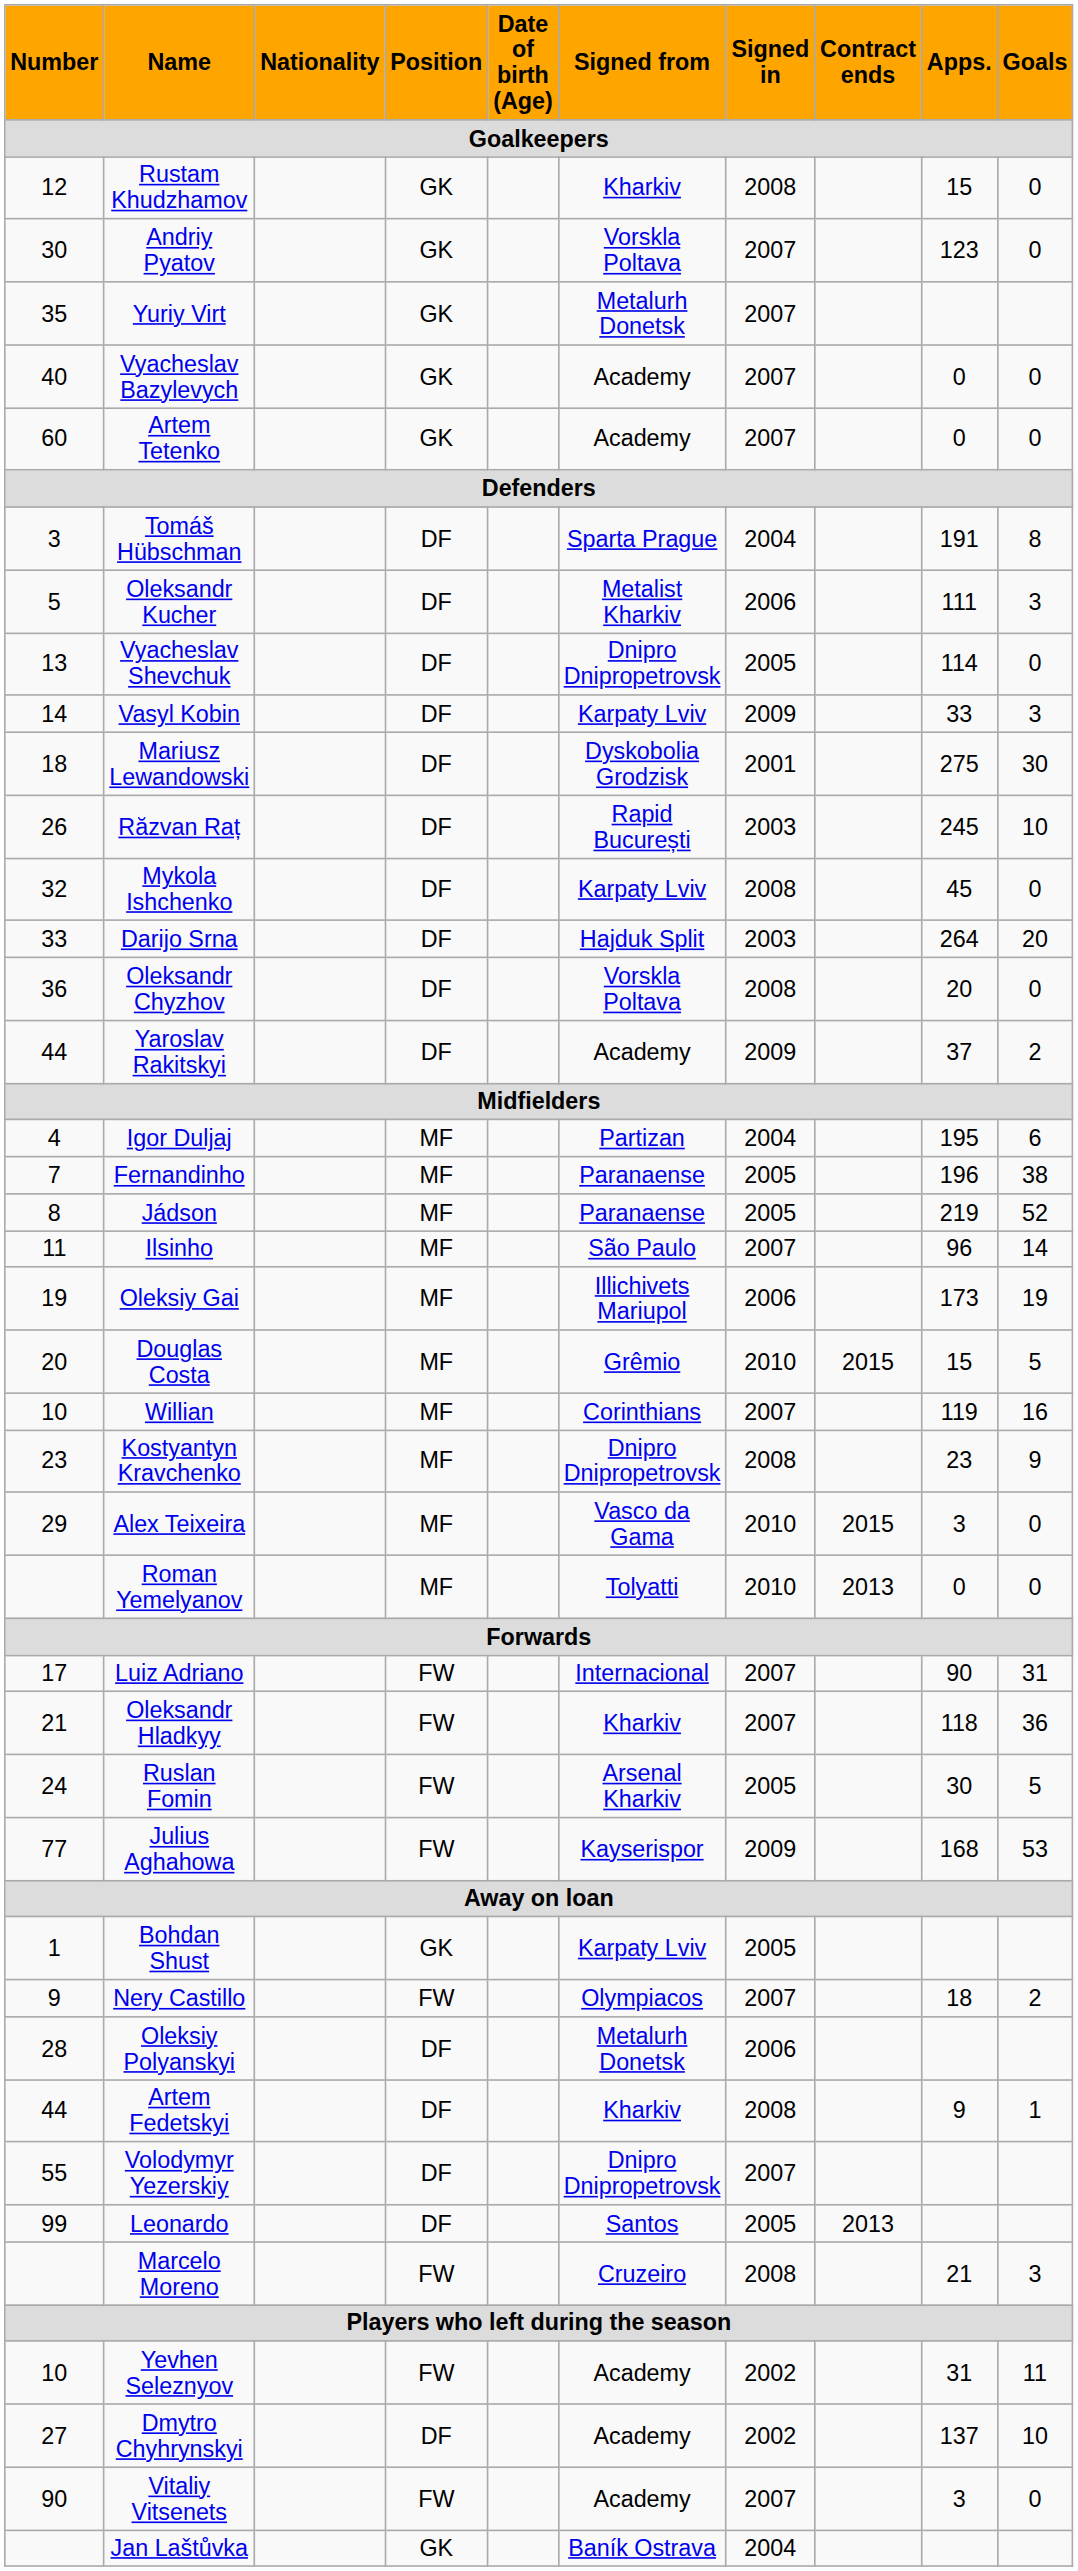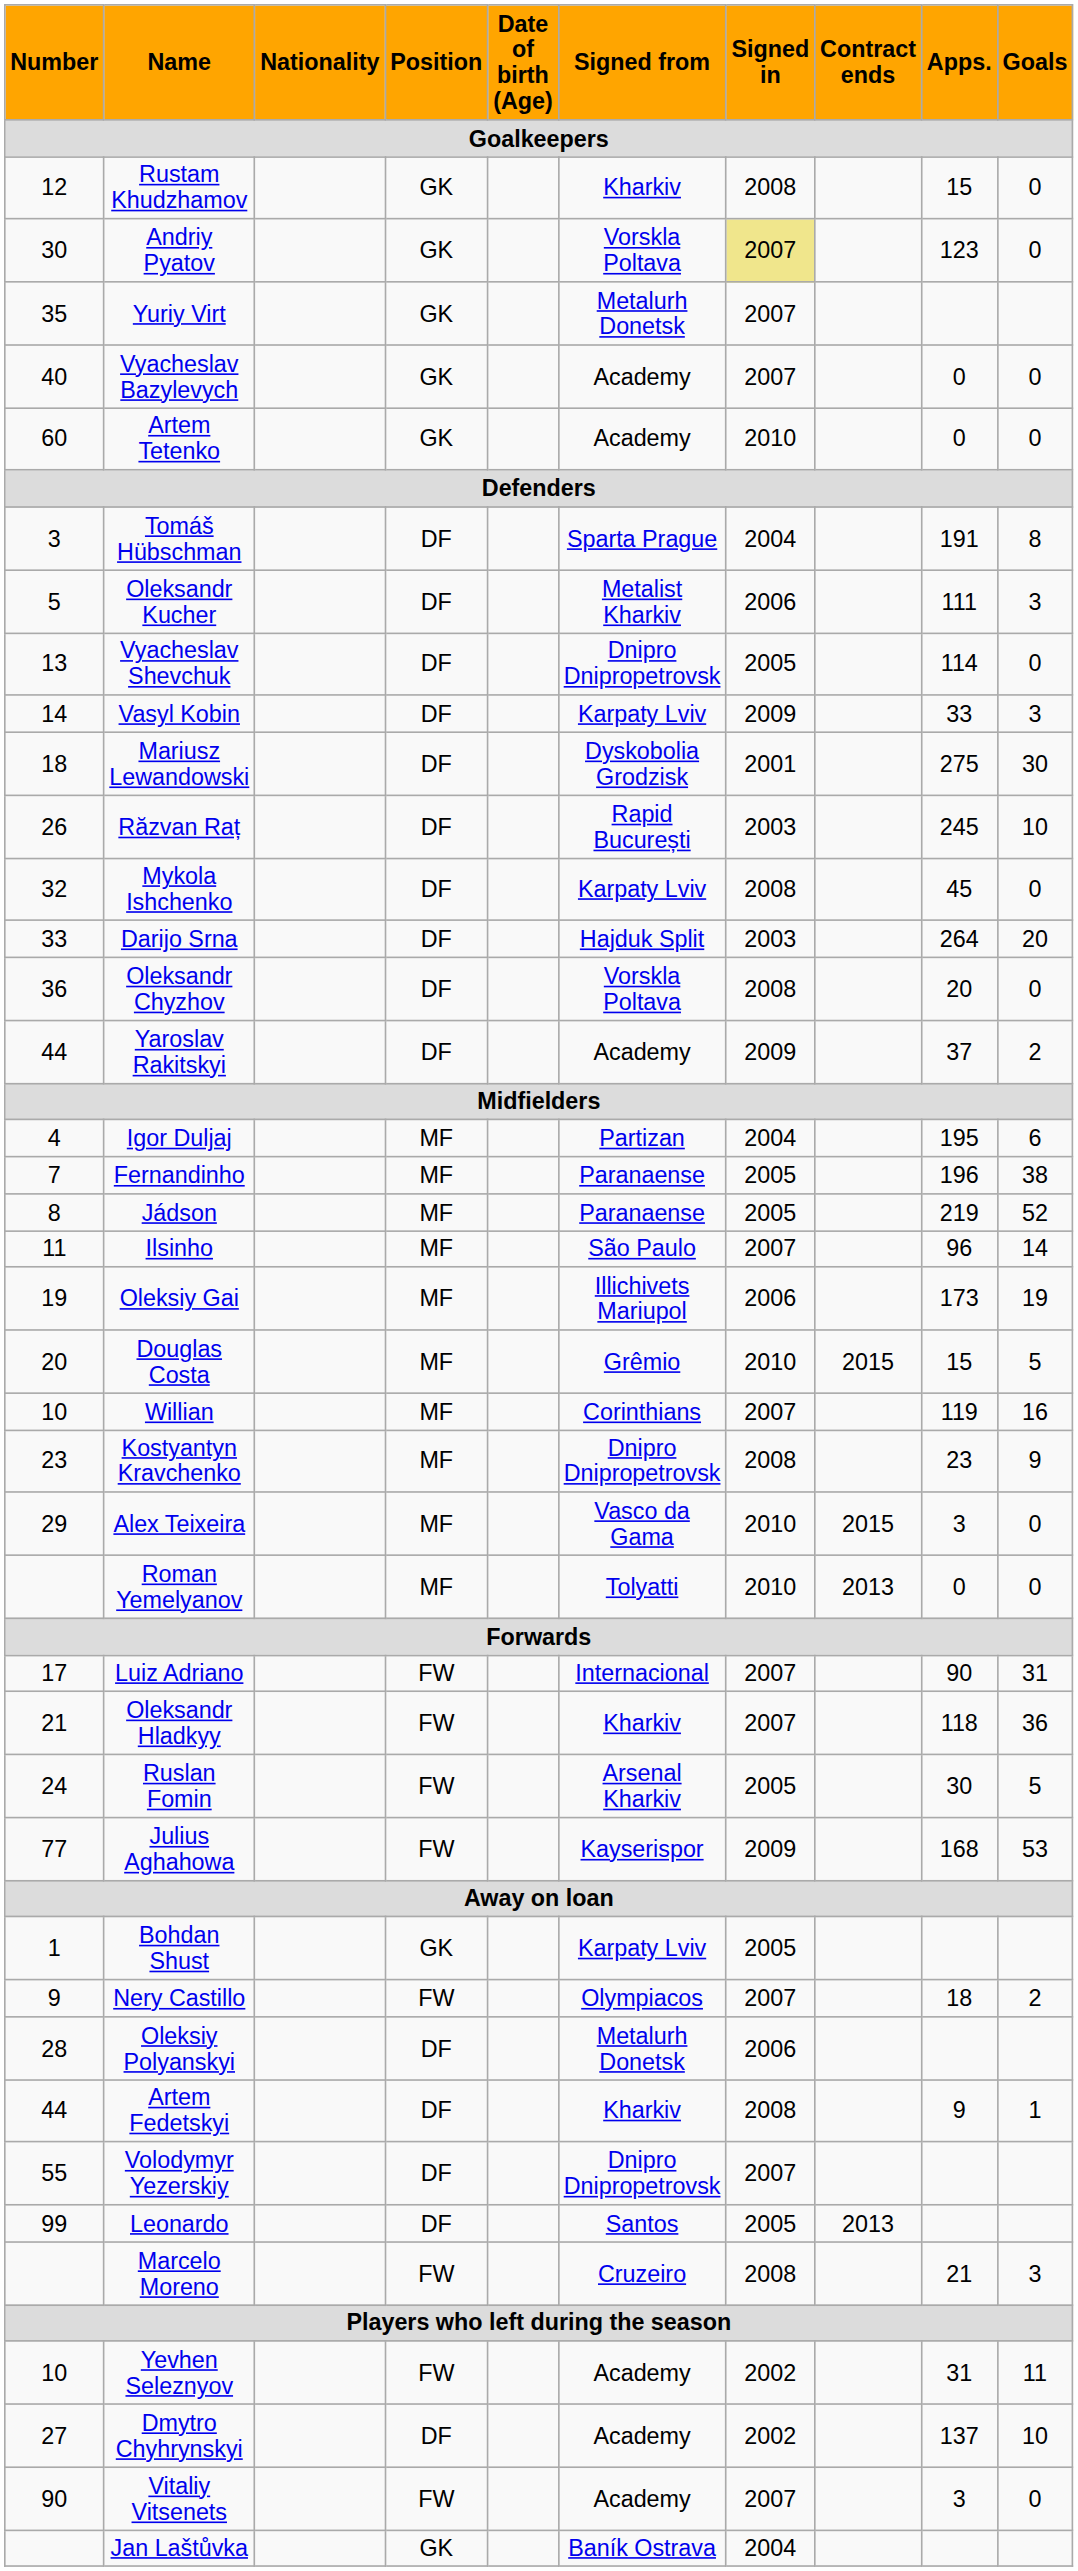(770, 251) no background -> (770, 251) khaki background
(770, 439) 2007 -> (770, 439) 2010
